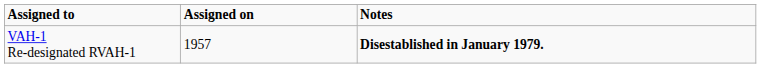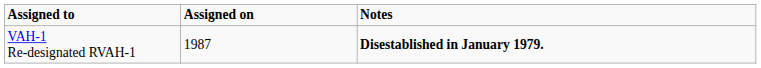(197, 44) 1957 -> (197, 44) 1987
